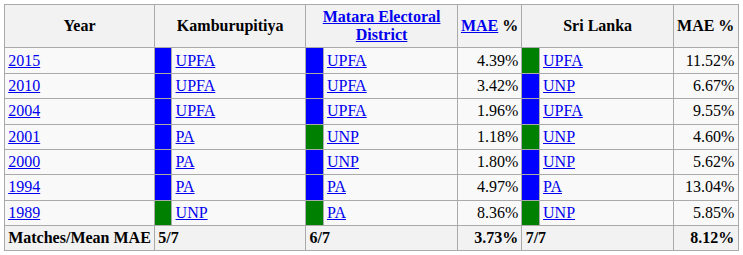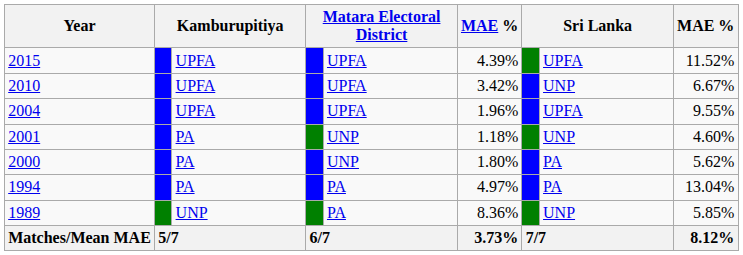(559, 162) UNP -> (553, 162) PA
